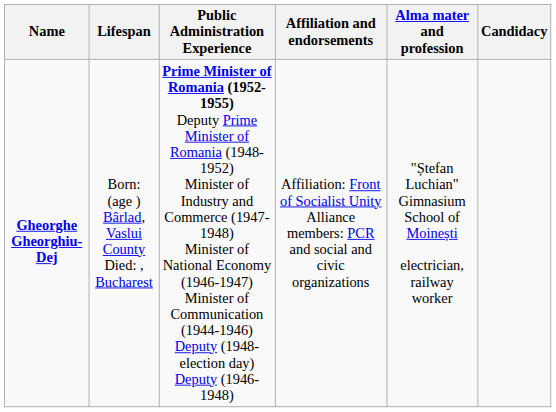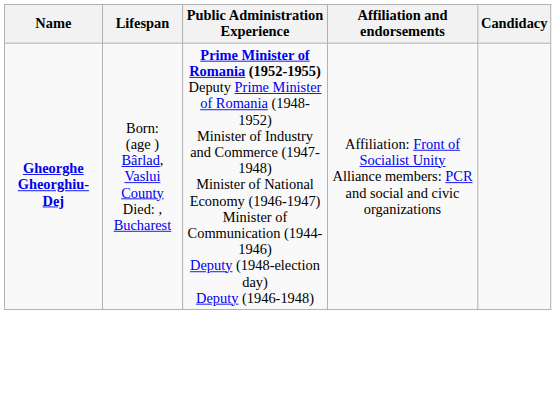- column: (432, 32)
